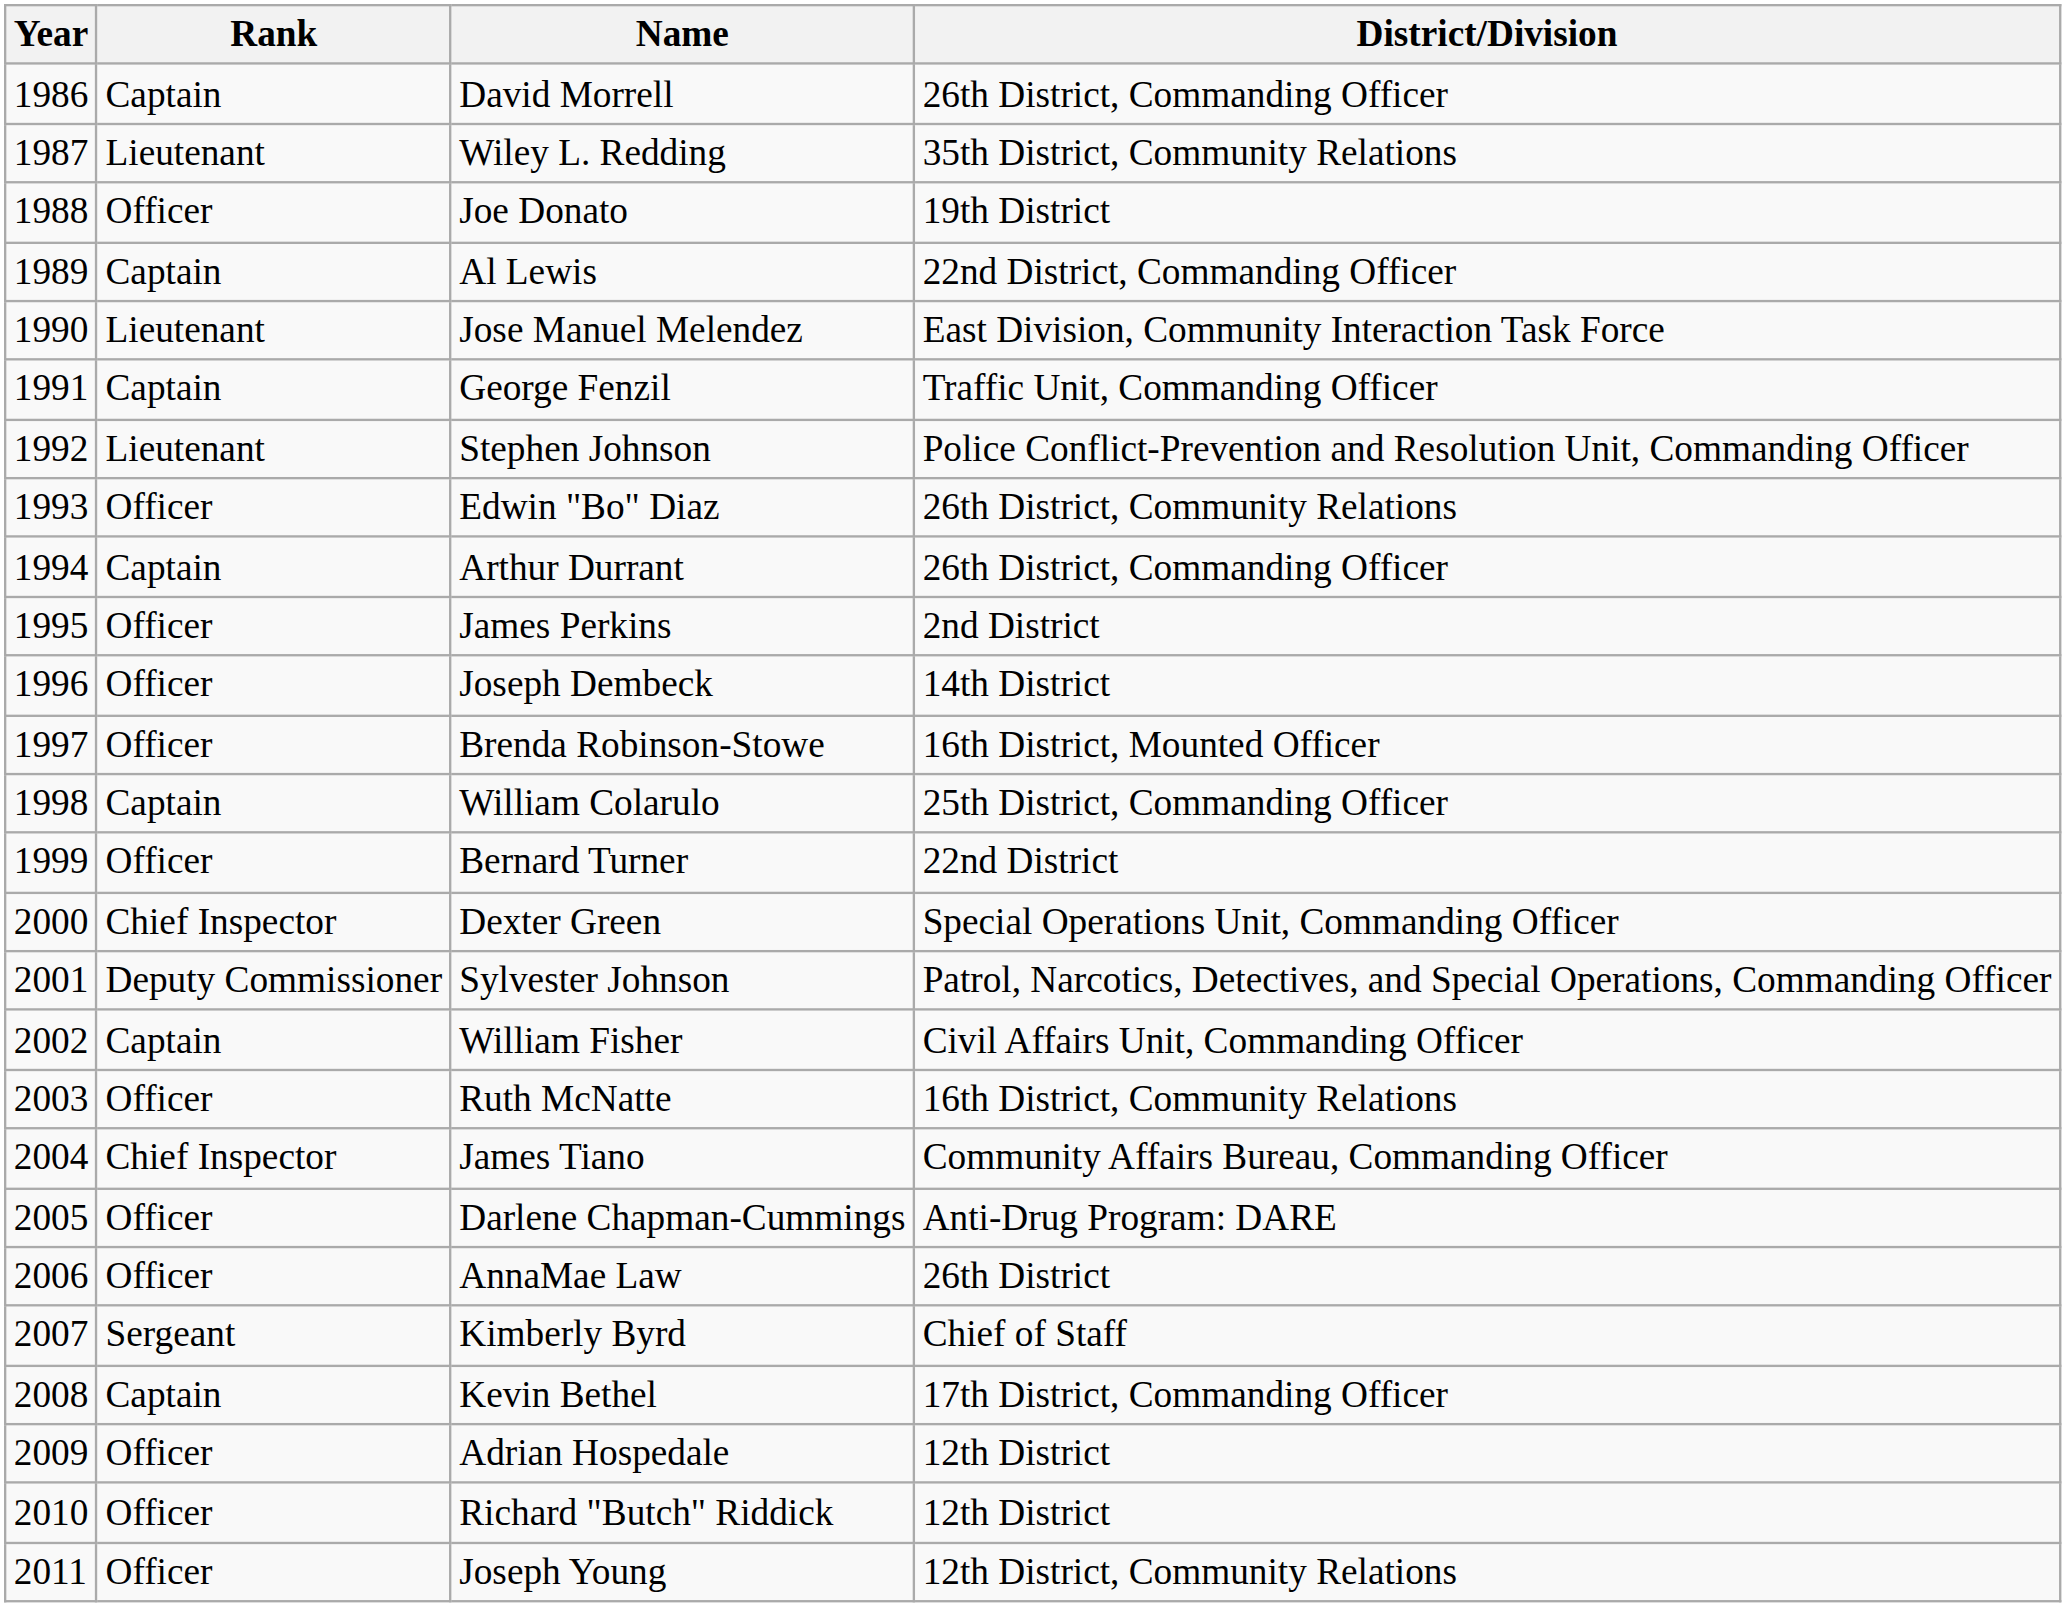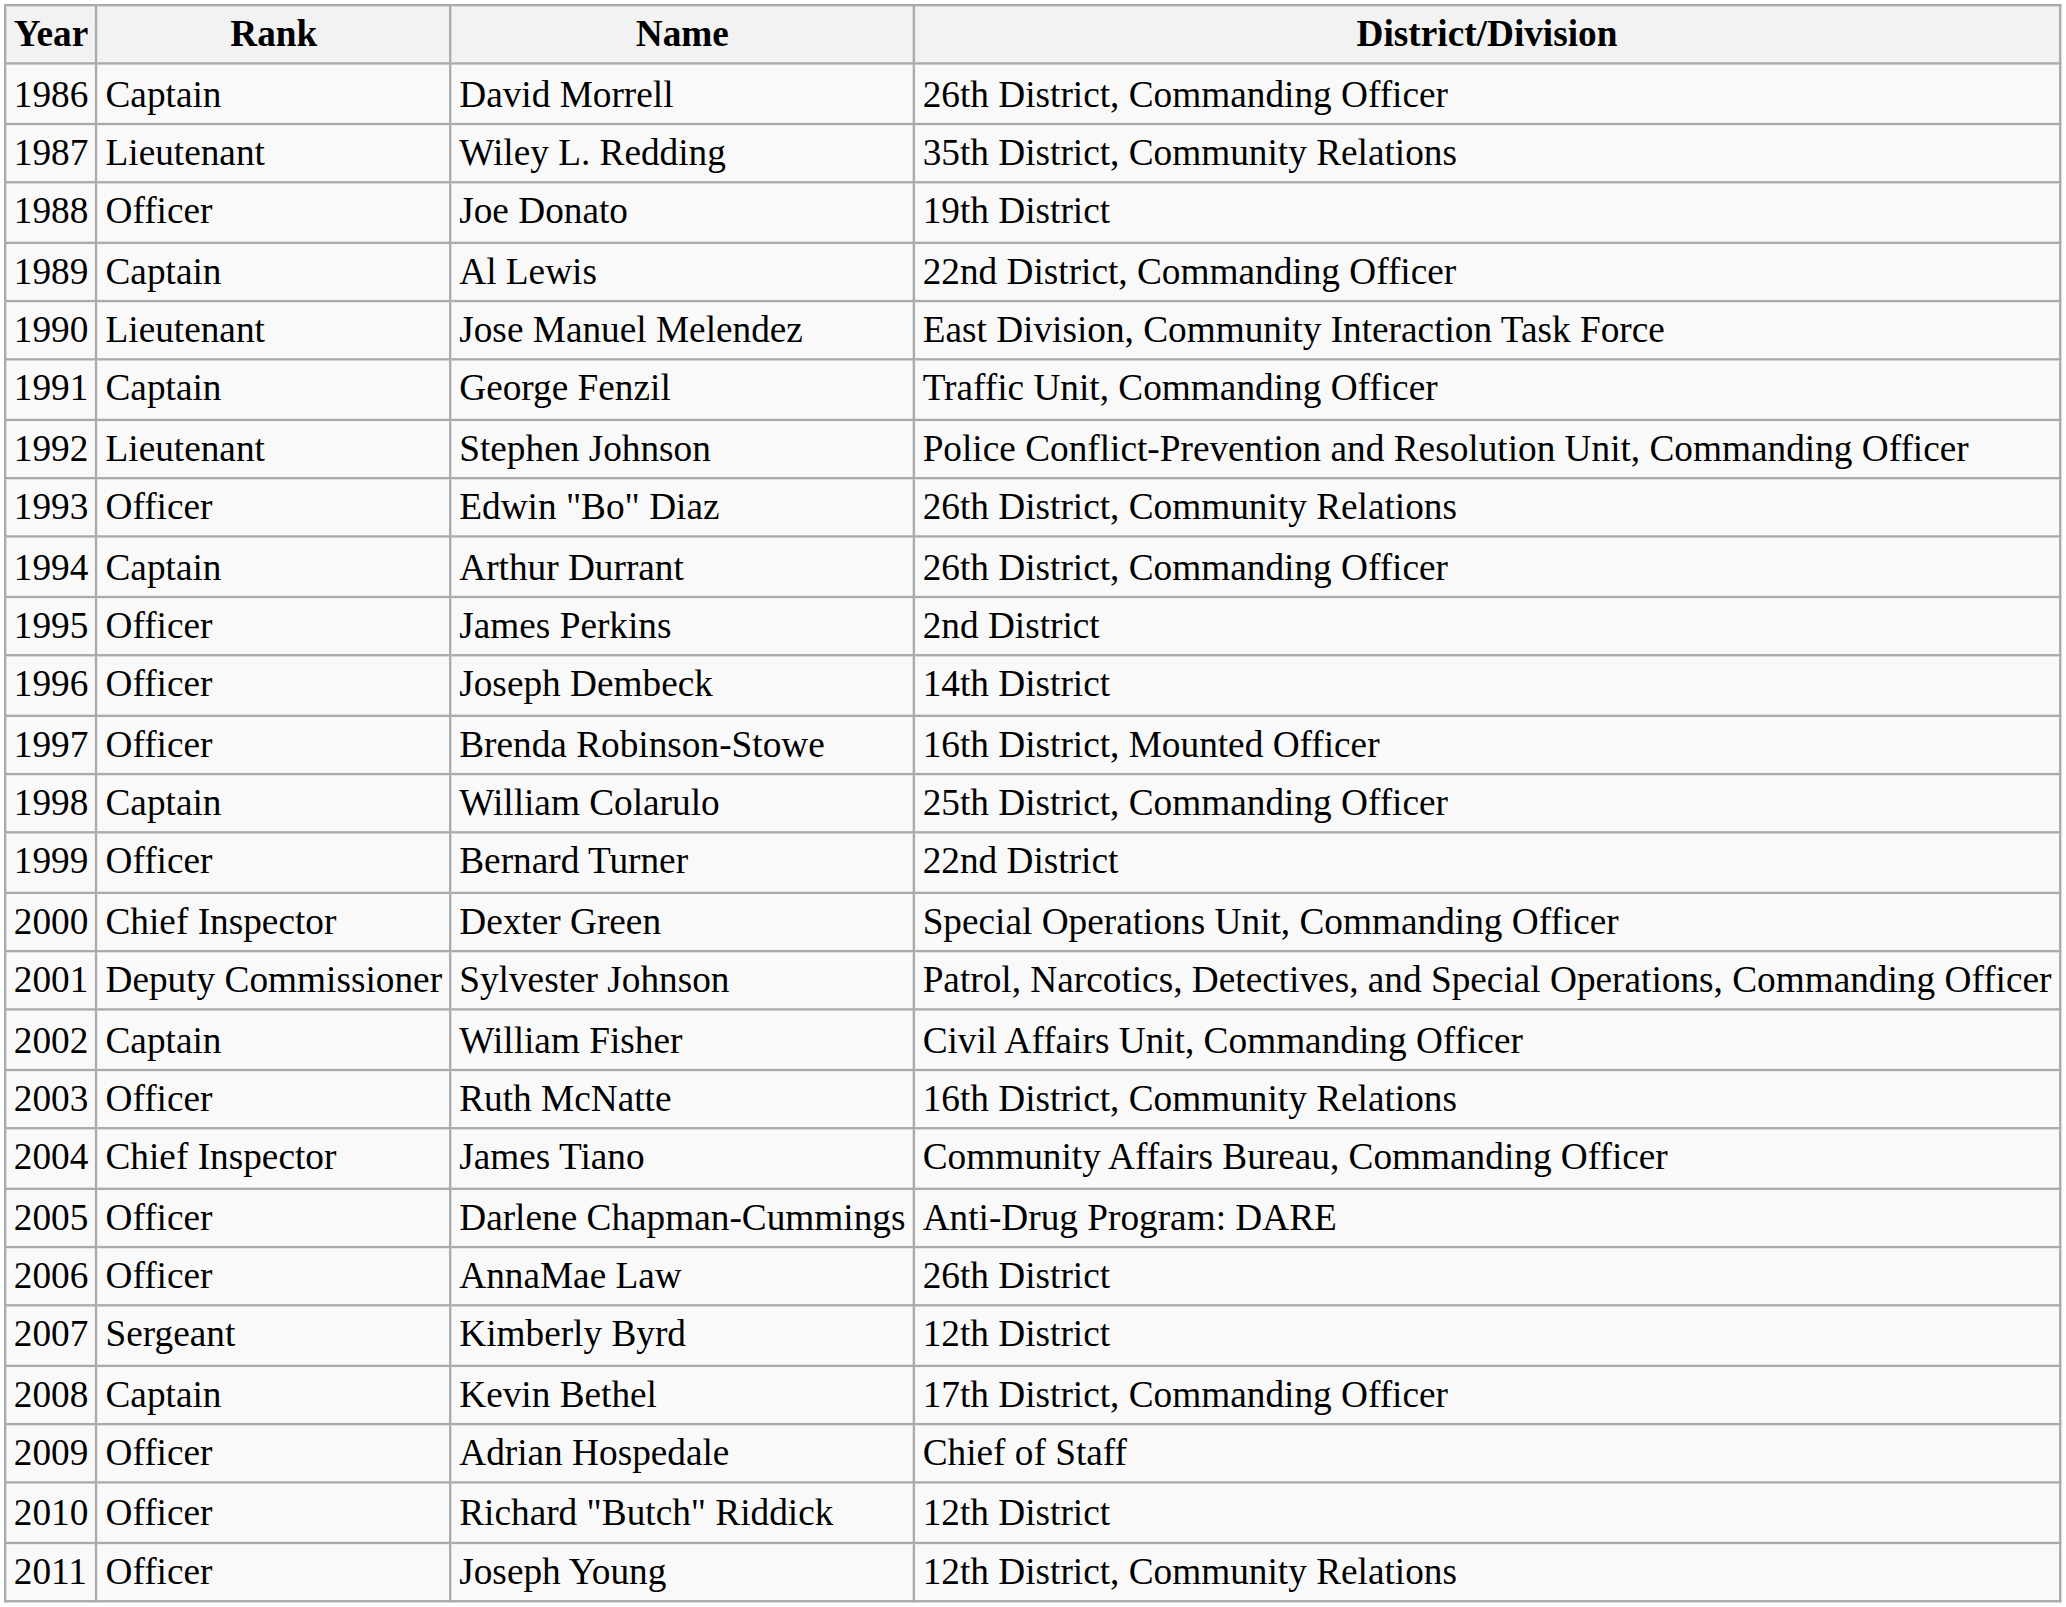(1025, 1334) Chief of Staff -> (1016, 1334) 12th District
(1016, 1453) 12th District -> (1025, 1453) Chief of Staff
